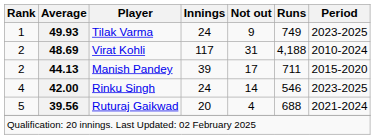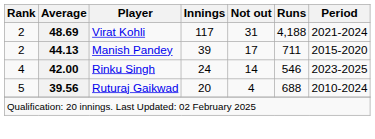- row: (123, 32)
(339, 50) 2010-2024 -> (339, 32) 2021-2024
(339, 106) 2021-2024 -> (339, 87) 2010-2024
